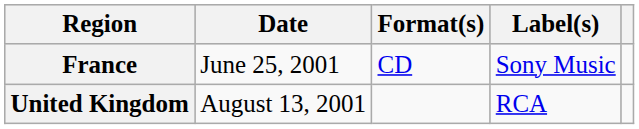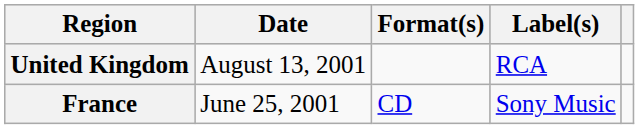rows swapped: (100, 63) <-> (100, 103)
